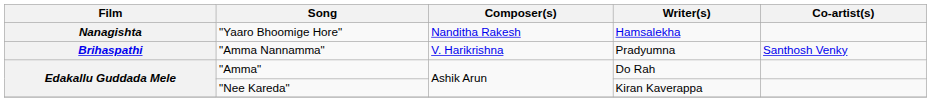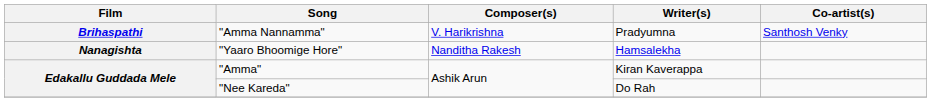rows swapped: (272, 50) <-> (281, 32)
(635, 69) Do Rah -> (659, 69) Kiran Kaverappa
(659, 87) Kiran Kaverappa -> (635, 87) Do Rah
